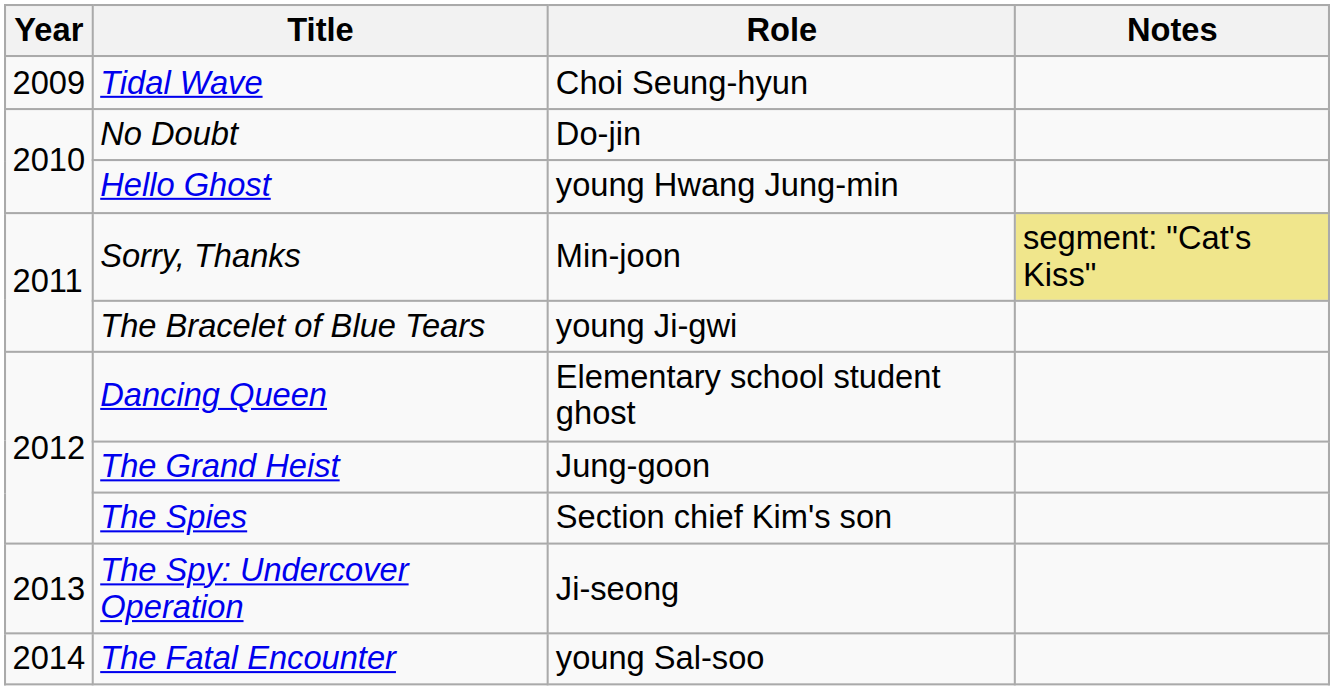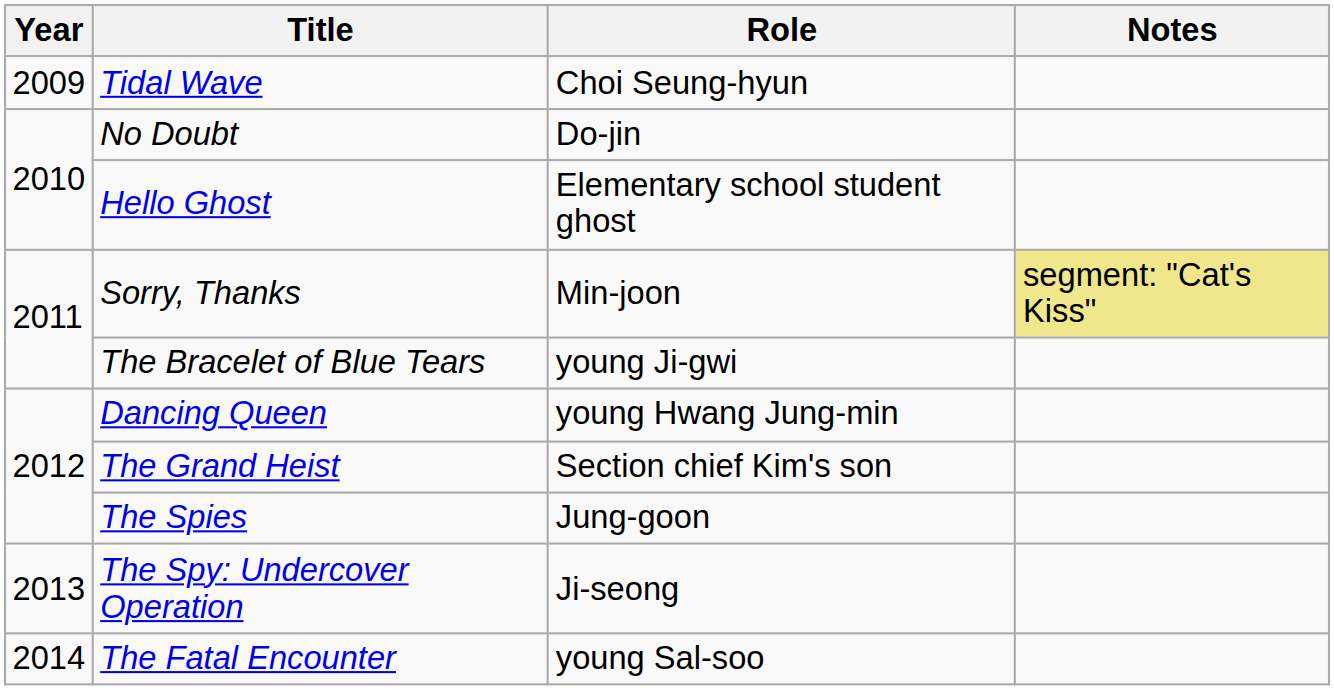(727, 185) young Hwang Jung-min -> (748, 204) Elementary school student ghost
(748, 396) Elementary school student ghost -> (727, 414) young Hwang Jung-min
(633, 466) Jung-goon -> (724, 466) Section chief Kim's son
(724, 517) Section chief Kim's son -> (633, 517) Jung-goon
